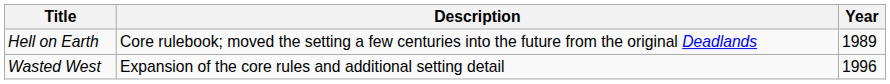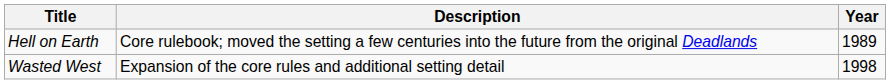(859, 66) 1996 -> (859, 66) 1998
